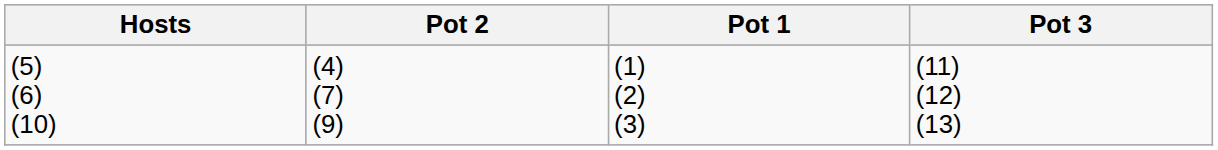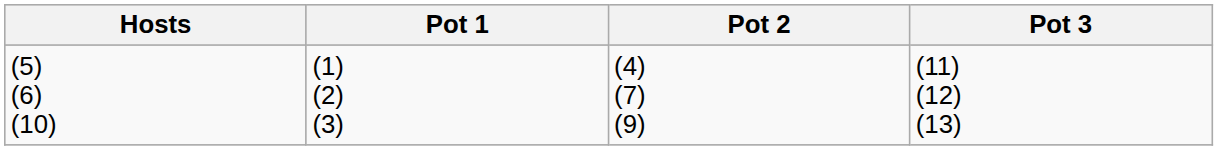columns swapped: (759, 24) <-> (457, 24)
